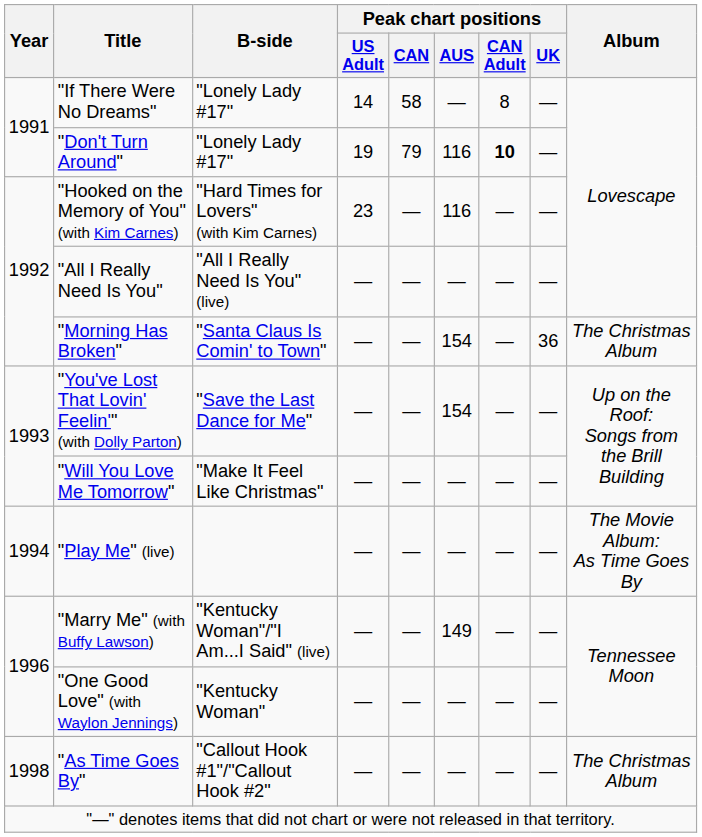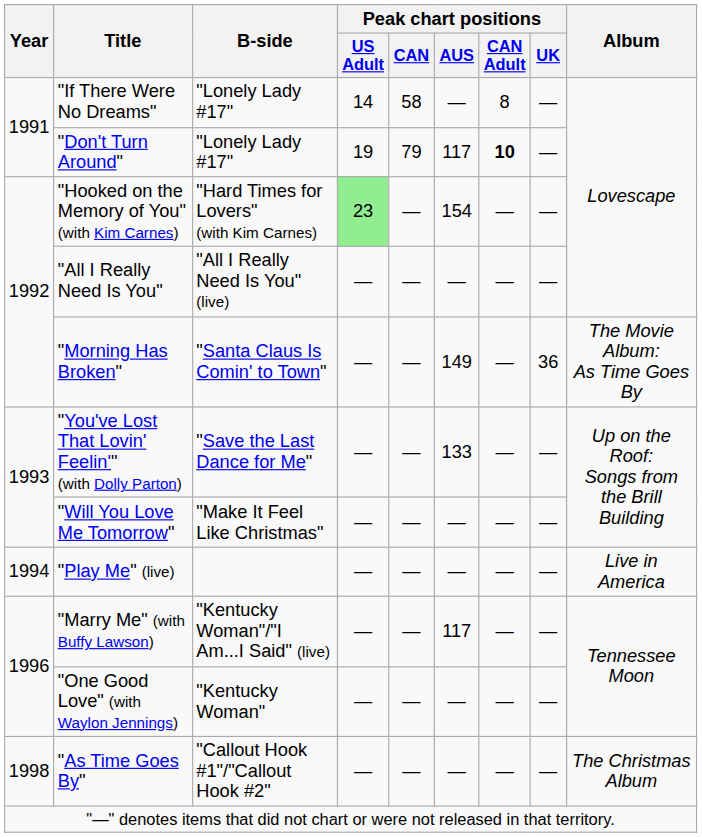(457, 151) 116 -> (457, 151) 117
(363, 211) no background -> (363, 211) lightgreen background
(457, 211) 116 -> (457, 211) 154
(457, 341) 154 -> (457, 361) 149
(631, 341) The Christmas Album -> (631, 361) The Movie Album: As Time Goes By
(457, 411) 154 -> (457, 452) 133
(631, 551) The Movie Album: As Time Goes By -> (631, 571) Live in America
(457, 631) 149 -> (457, 631) 117
